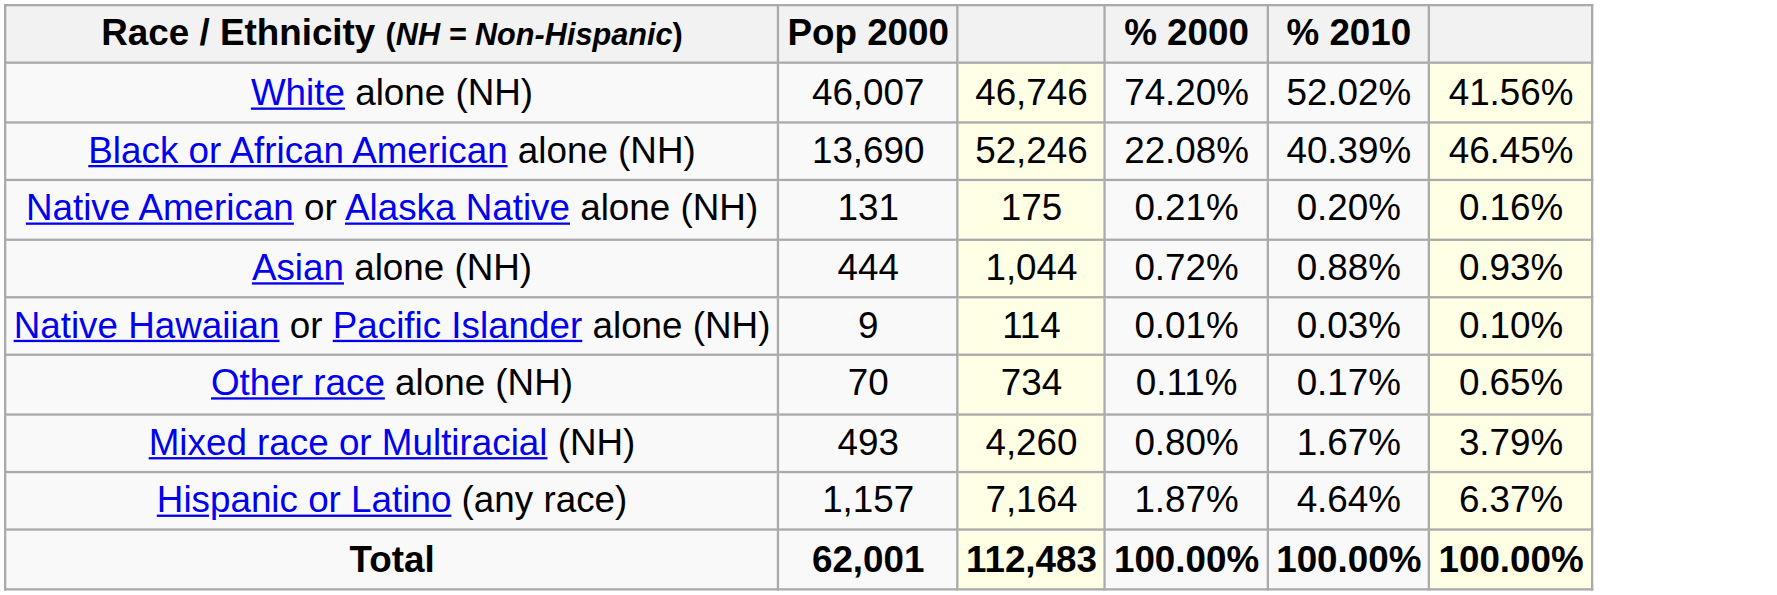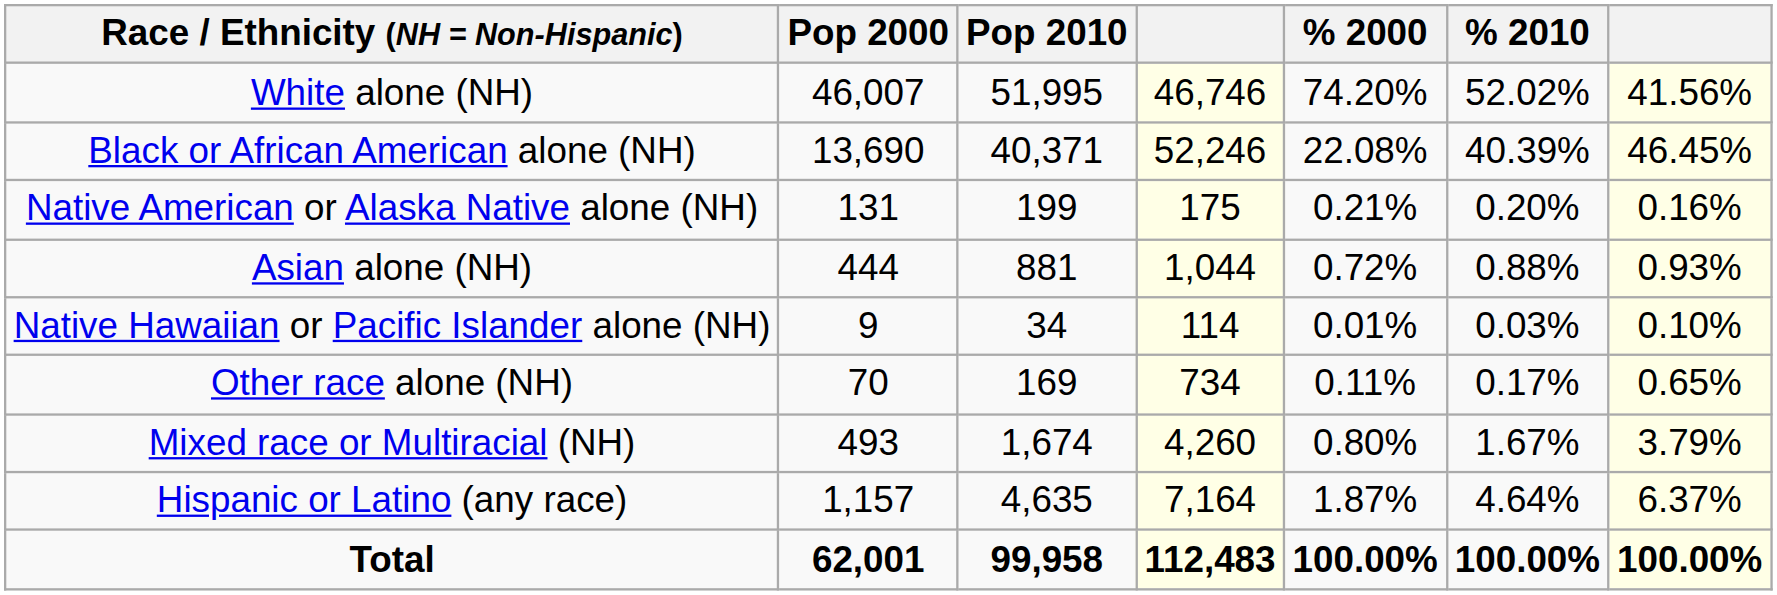+ column: (1047, 33)
